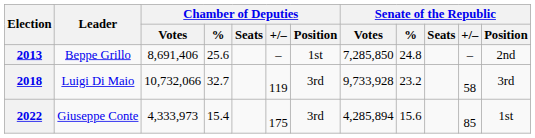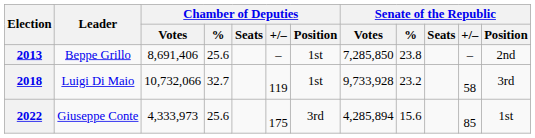(410, 54) 24.8 -> (410, 54) 23.8
(315, 81) 3rd -> (315, 81) 1st
(218, 116) 15.4 -> (218, 116) 25.6
